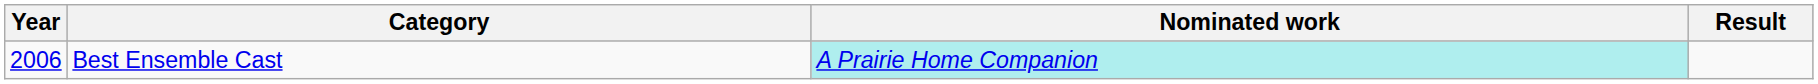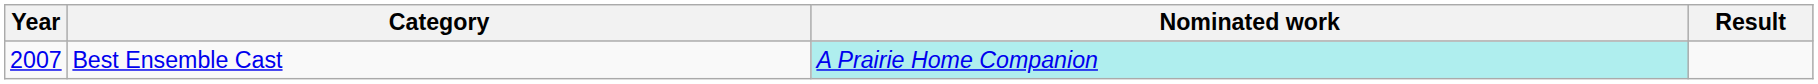(36, 59) 2006 -> (36, 59) 2007
